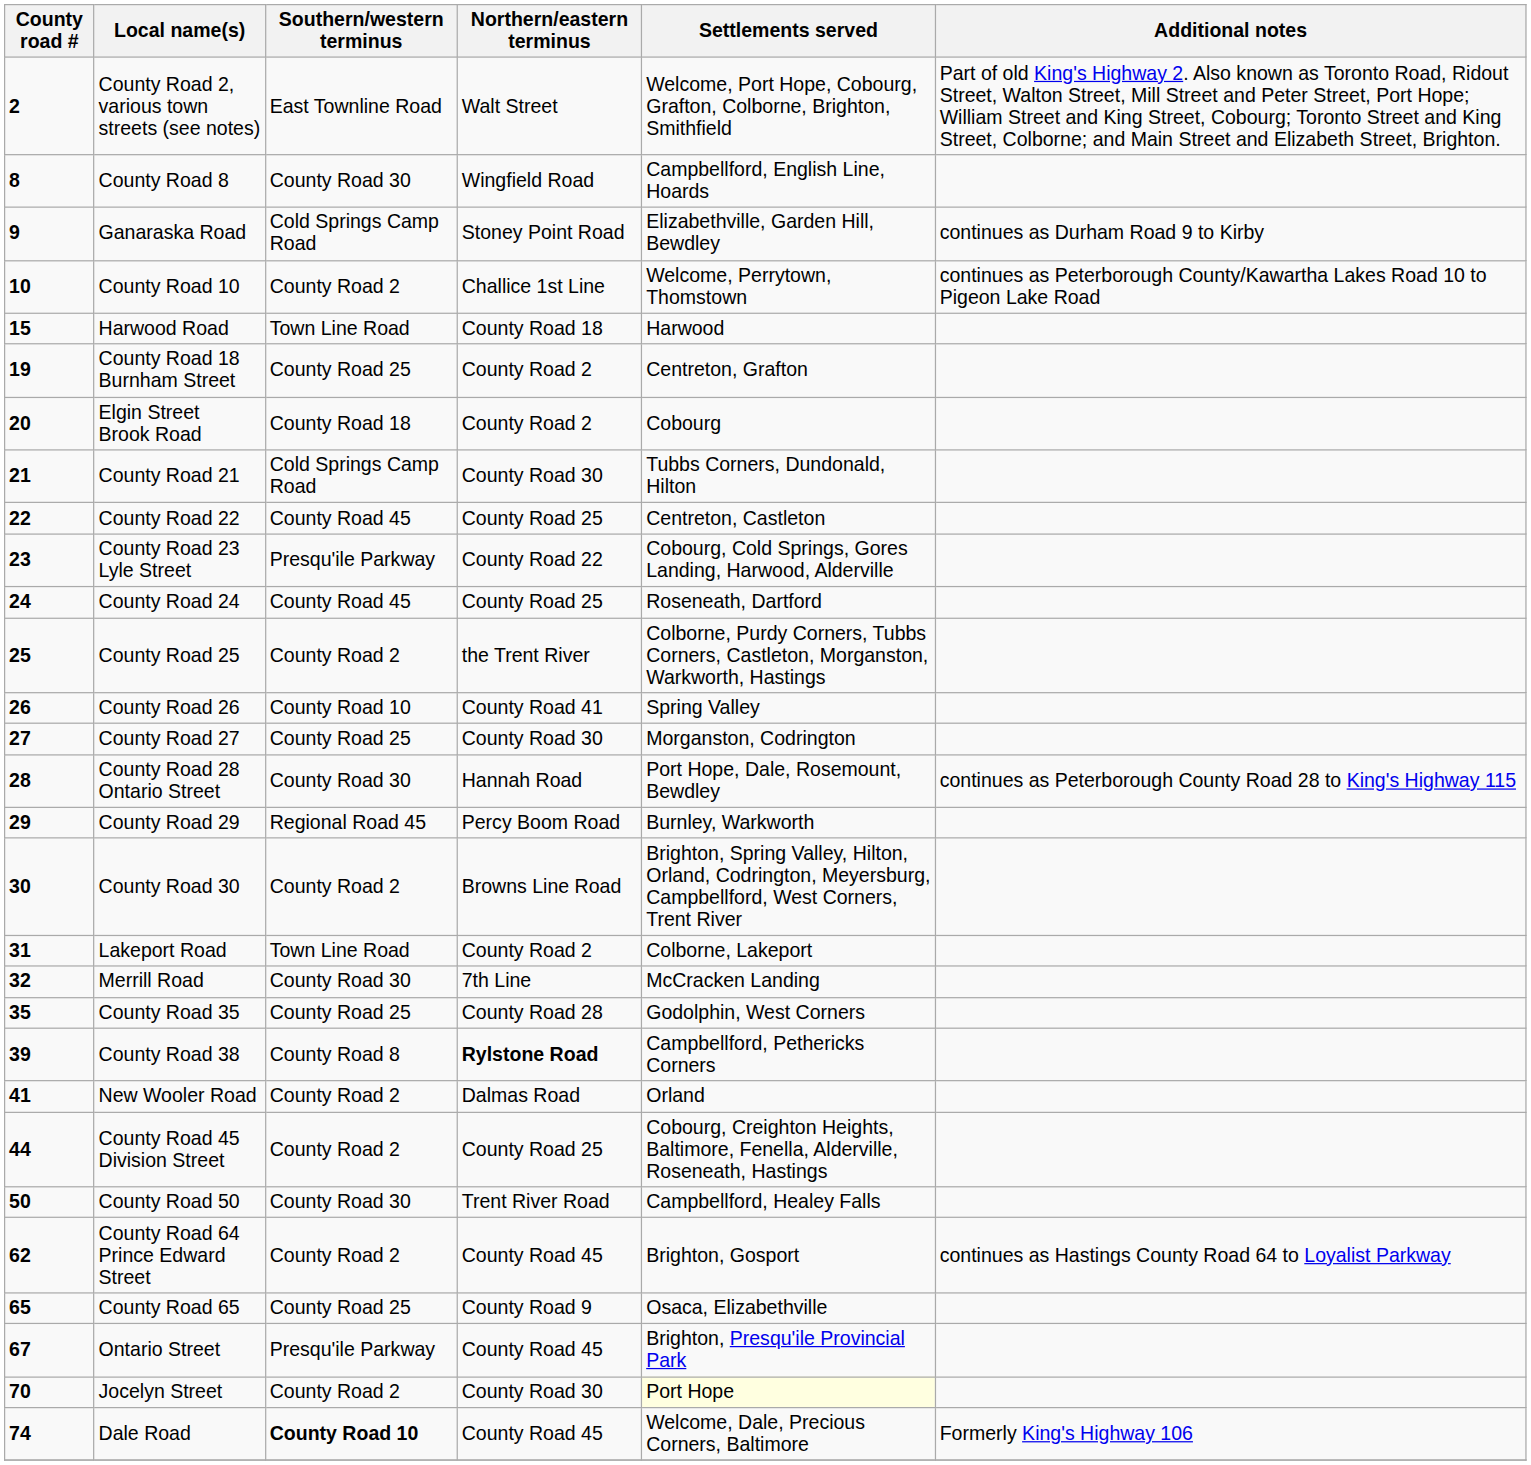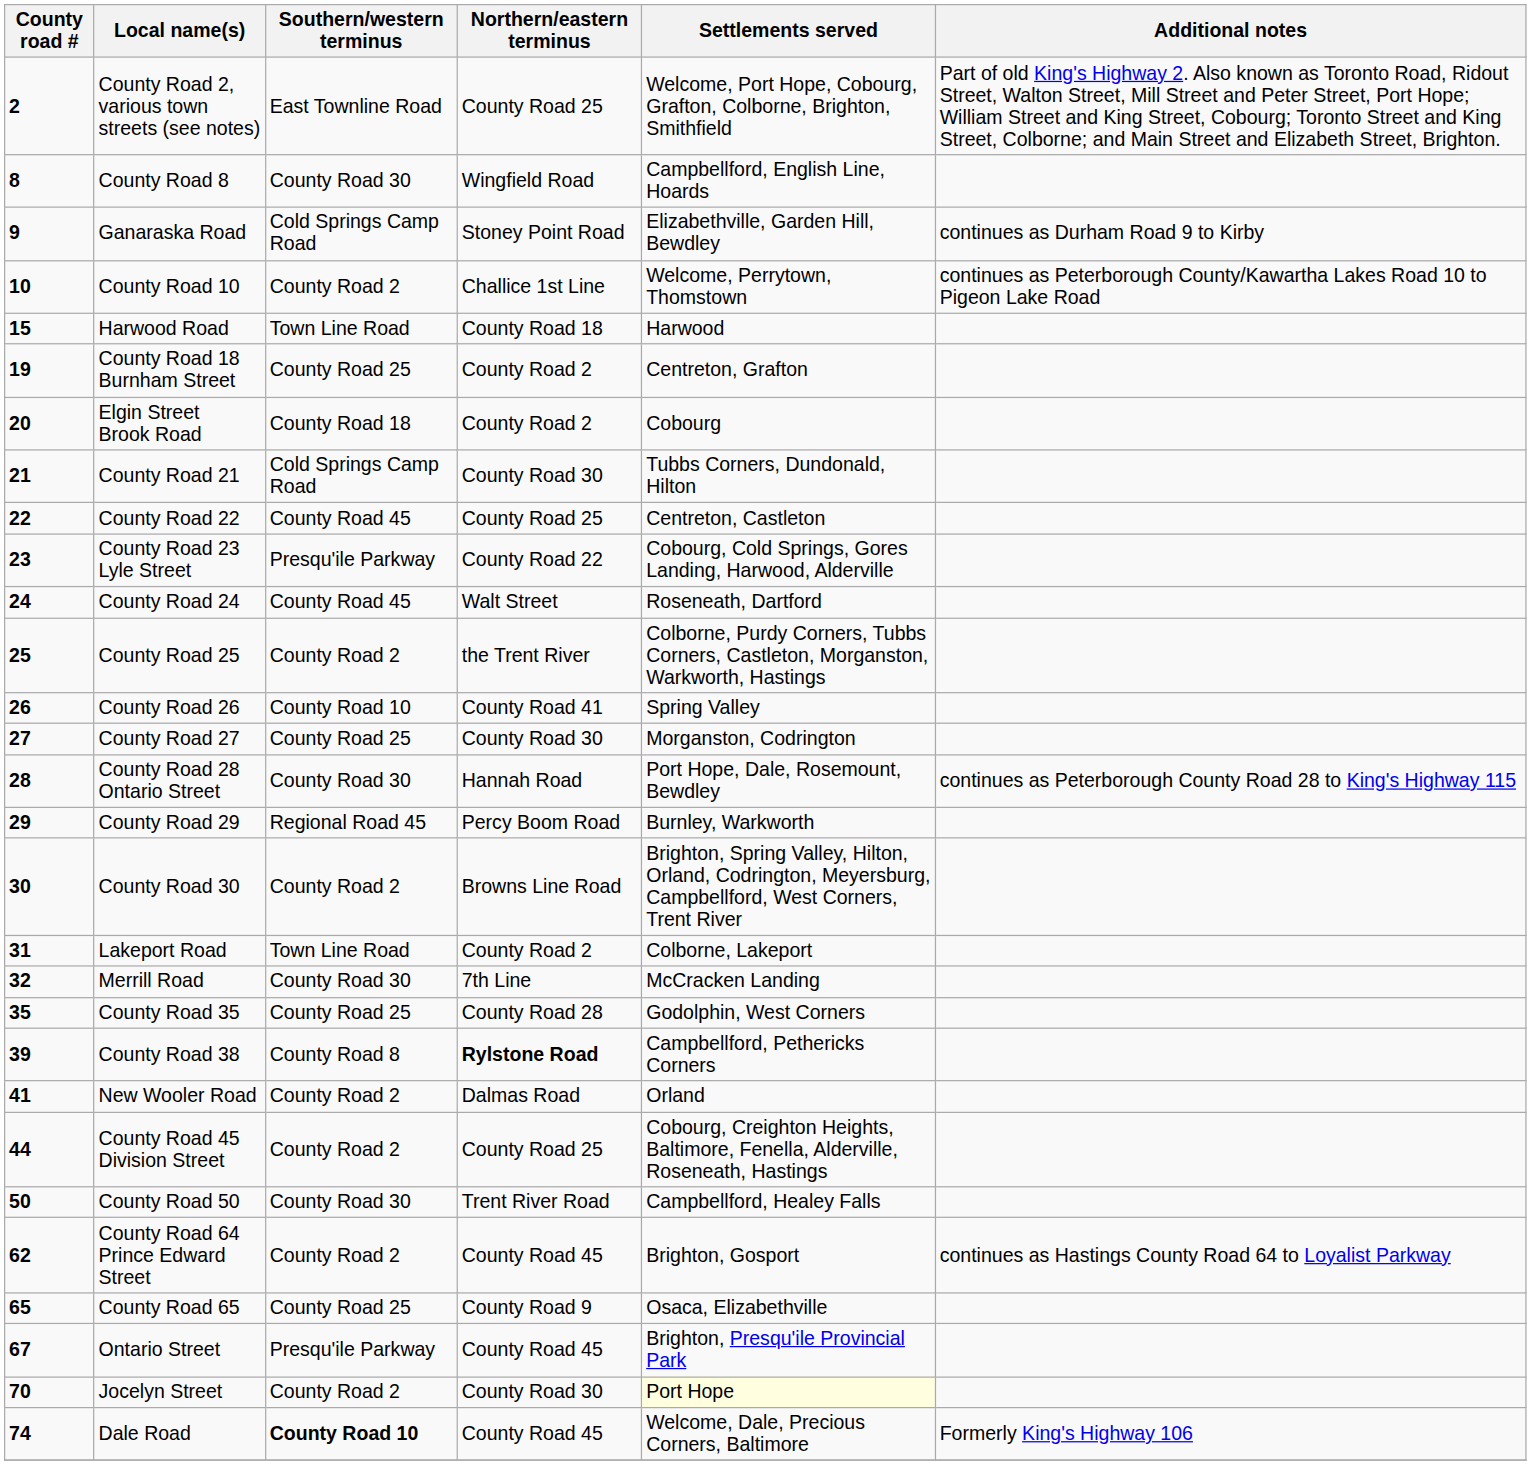(510, 105) Walt Street -> (532, 105) County Road 25
(532, 602) County Road 25 -> (510, 602) Walt Street
